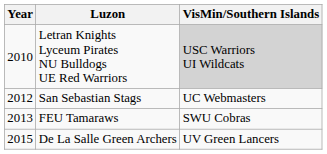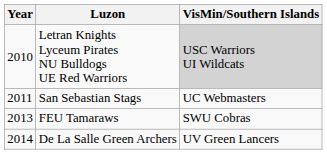(20, 98) 2012 -> (20, 98) 2011
(20, 139) 2015 -> (20, 139) 2014
